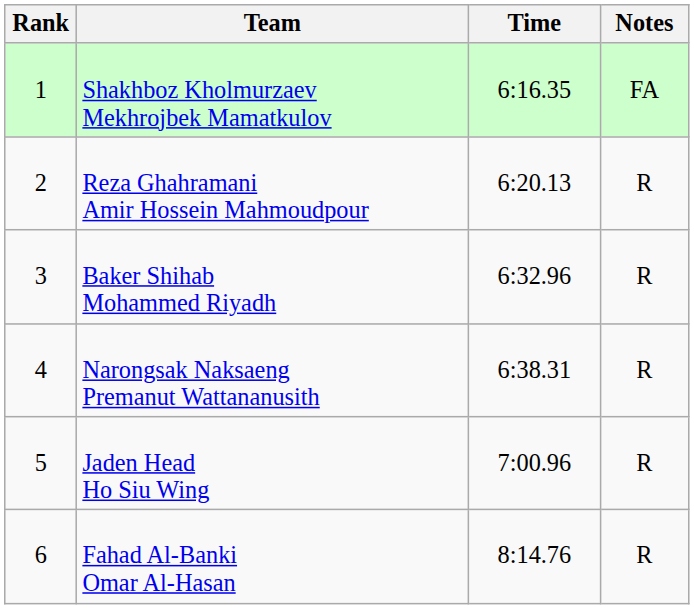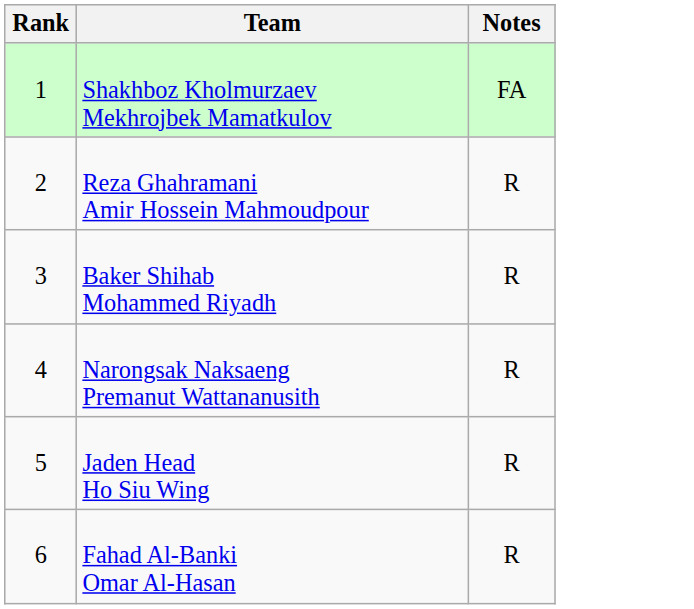- column: (534, 23)
